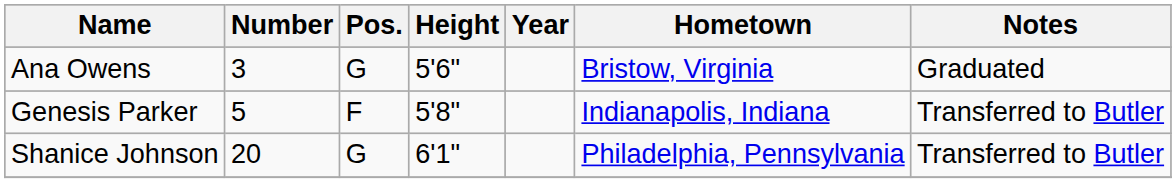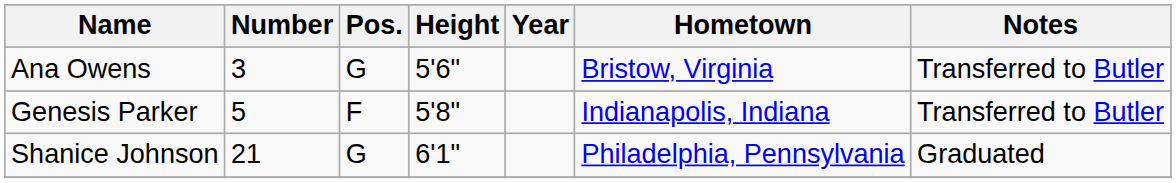(981, 68) Graduated -> (1041, 68) Transferred to Butler
(246, 154) 20 -> (246, 154) 21
(1041, 154) Transferred to Butler -> (981, 154) Graduated
